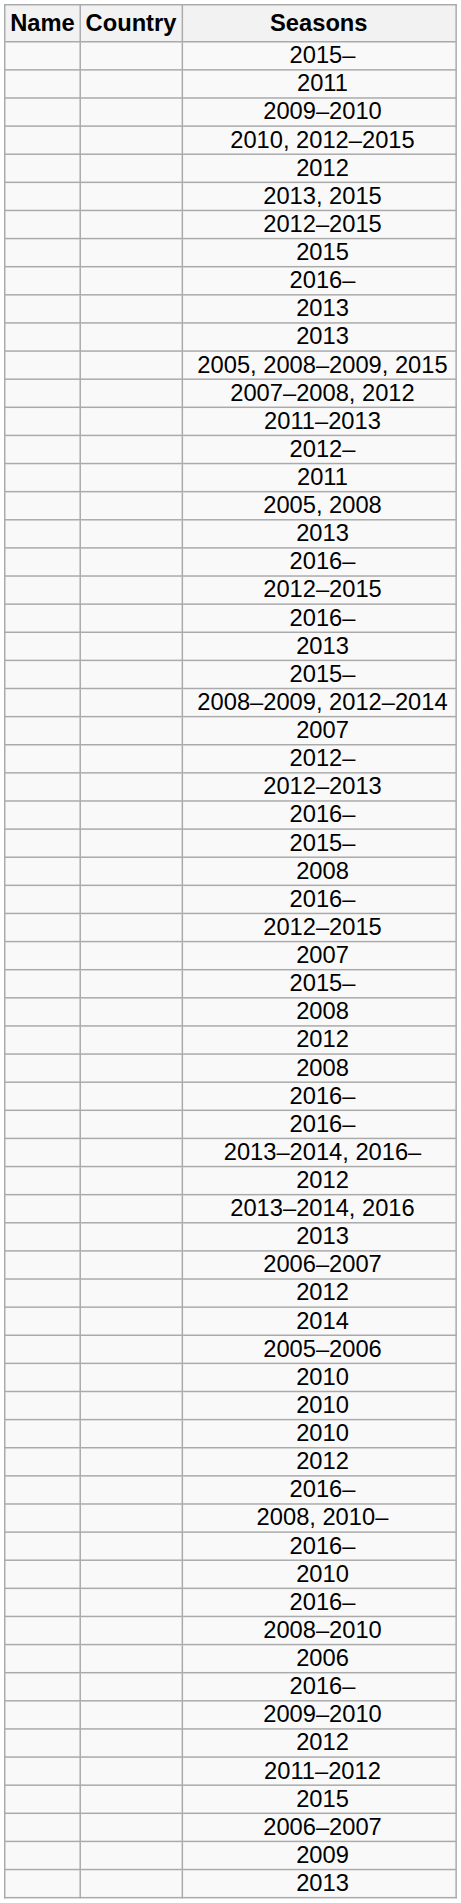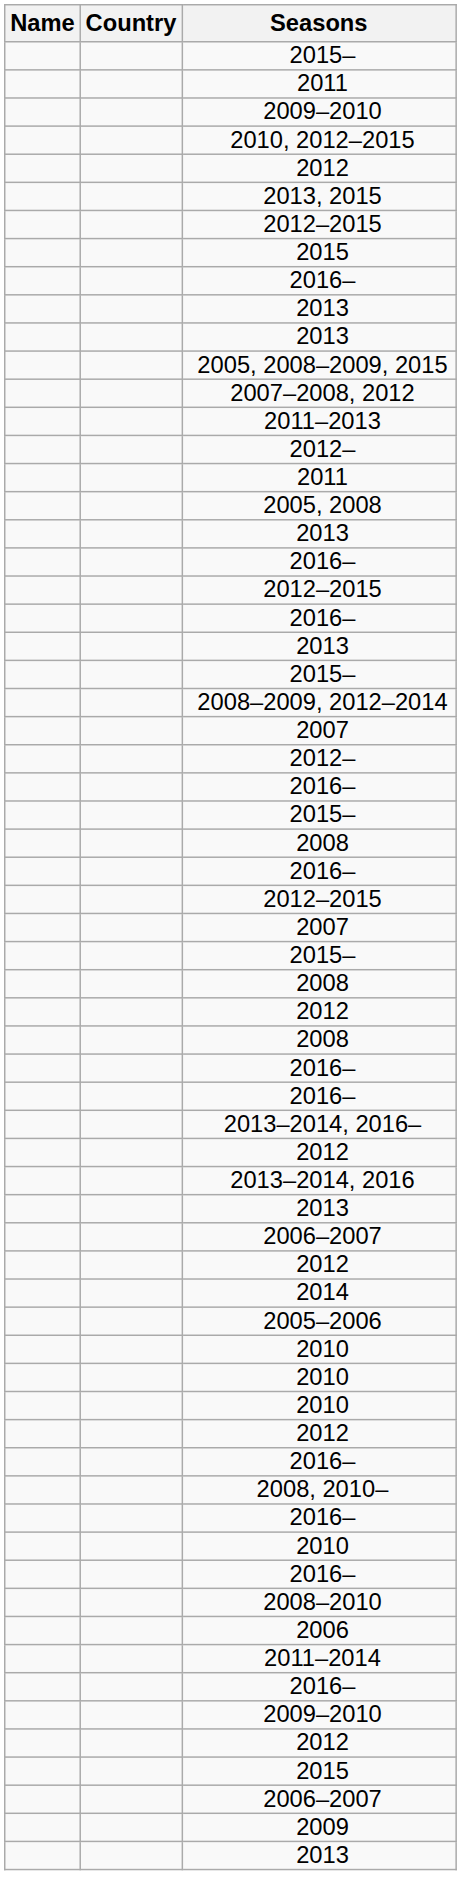- row: (42, 787)
+ row: (42, 1659)
- row: (42, 1772)
